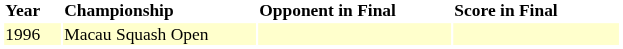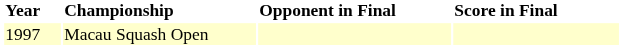(23, 34) 1996 -> (23, 34) 1997
